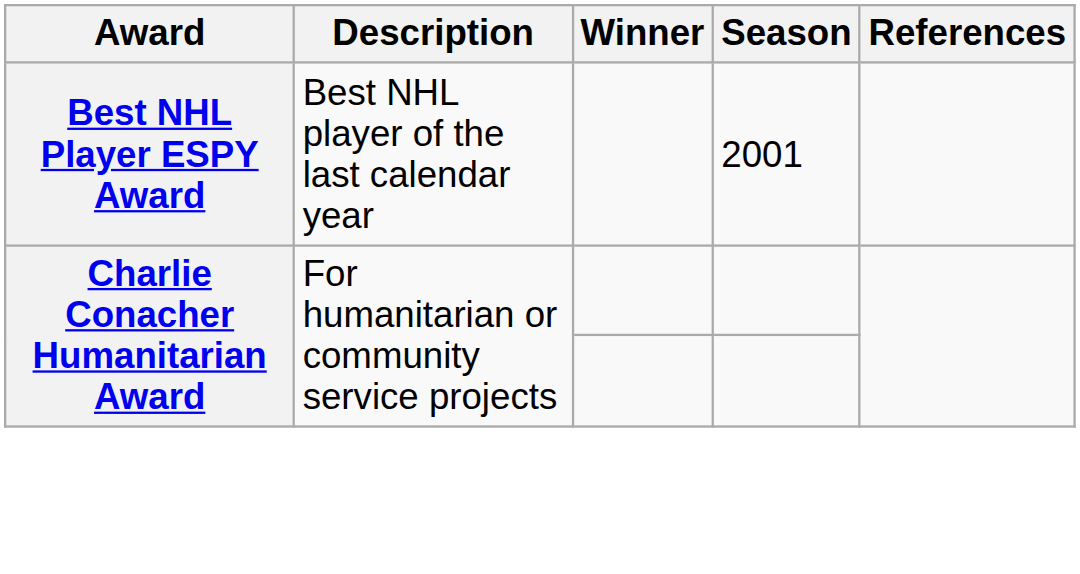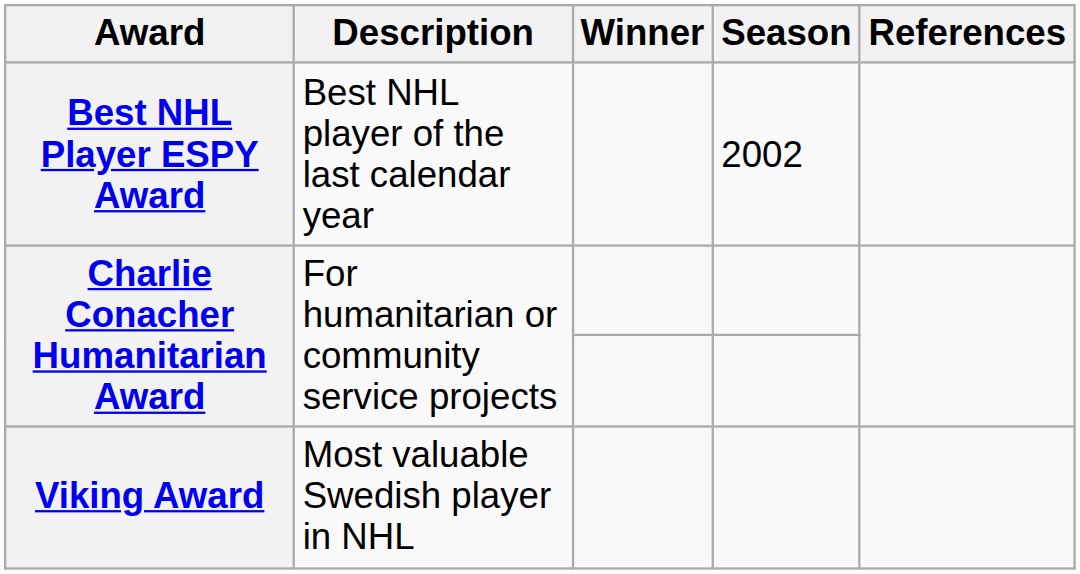(762, 153) 2001 -> (762, 153) 2002
+ row: (150, 496)
